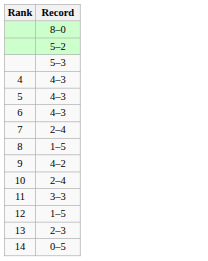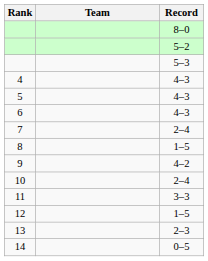+ column: (97, 12)
